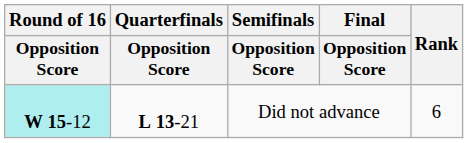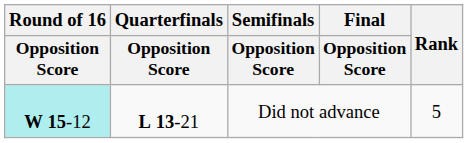(436, 111) 6 -> (436, 111) 5
